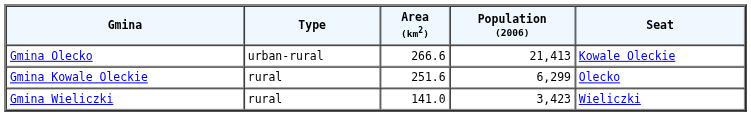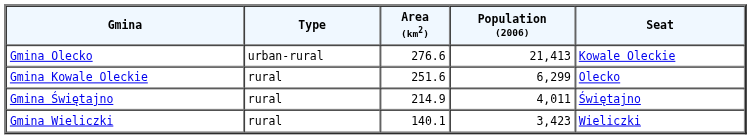(428, 56) 266.6 -> (428, 56) 276.6
+ row: (62, 99)
(428, 99) 141.0 -> (428, 121) 140.1
